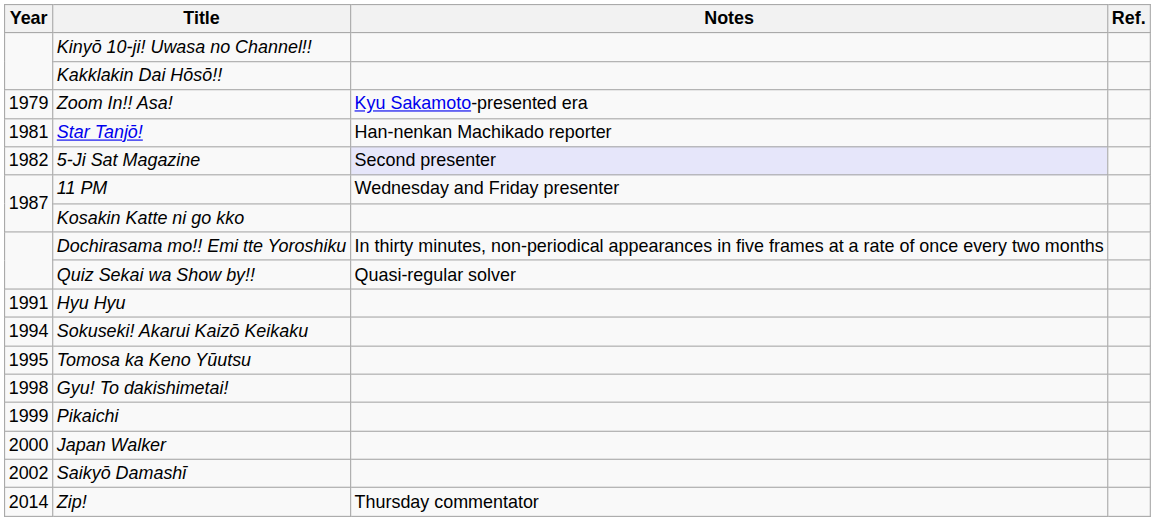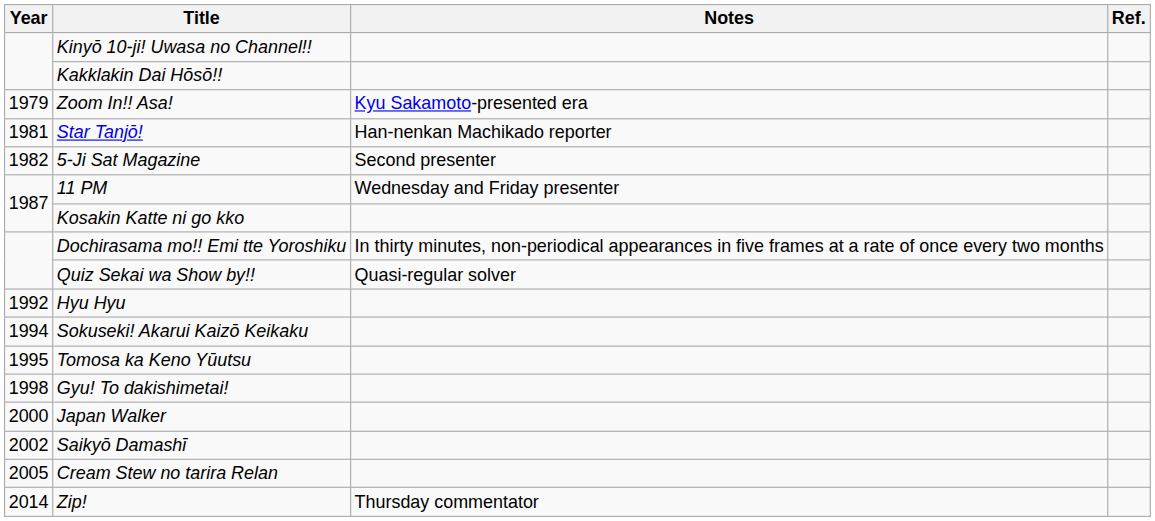(425, 160) lavender background -> (425, 160) no background
(29, 302) 1991 -> (29, 302) 1992
- row: (88, 416)
+ row: (167, 473)
